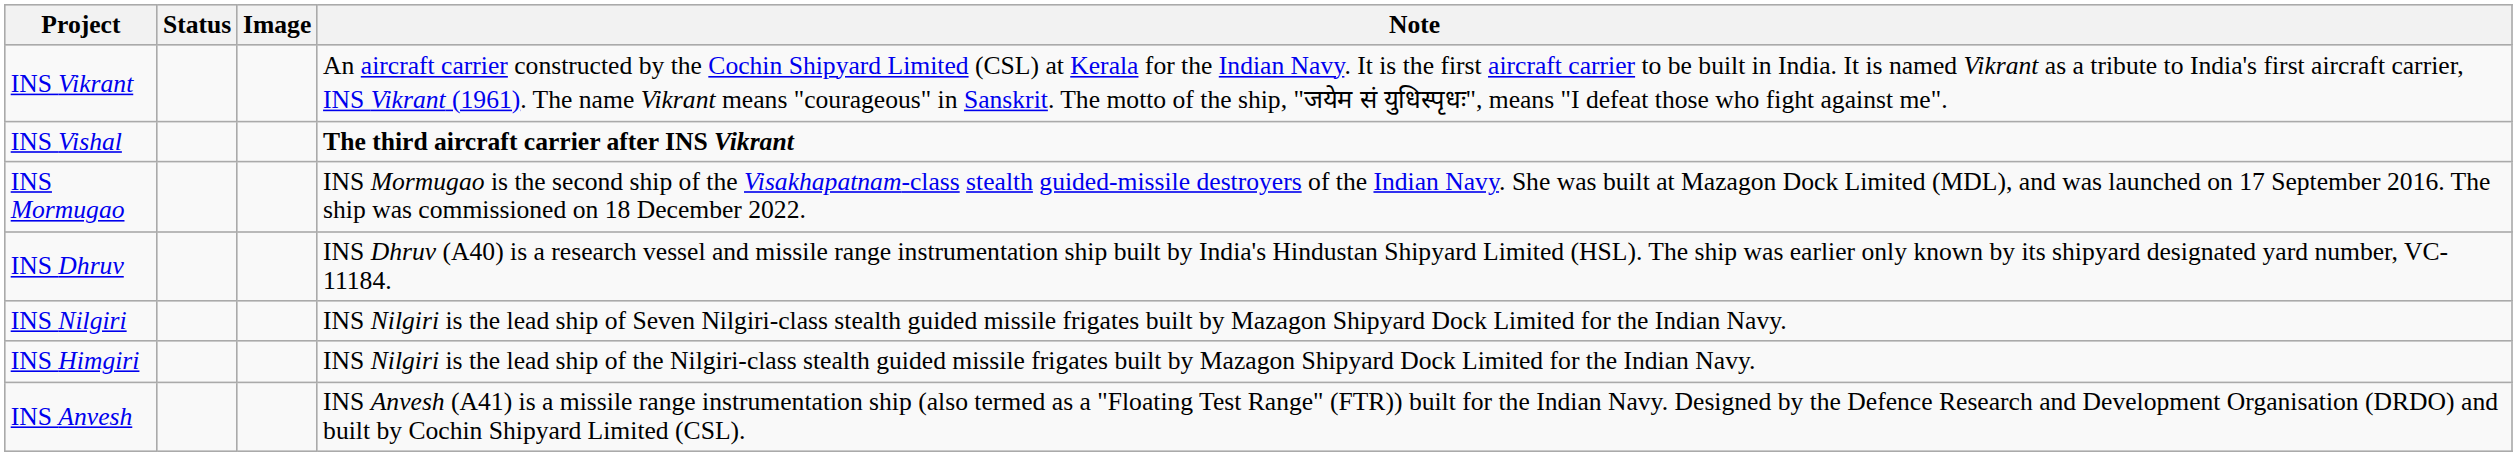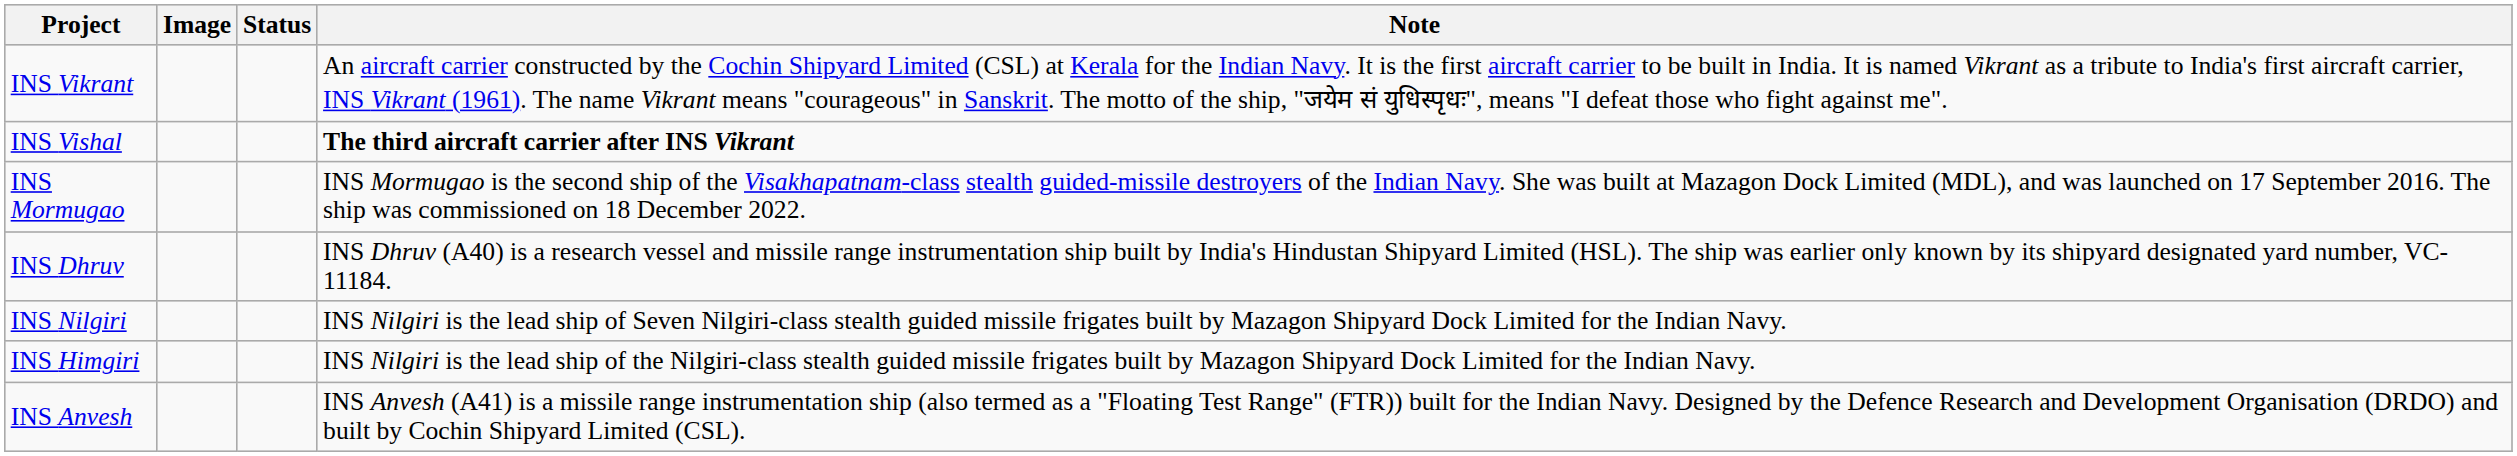columns swapped: (277, 24) <-> (197, 24)
